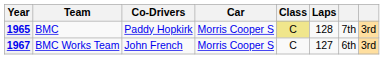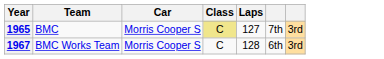- column: (158, 13)
(324, 30) 128 -> (251, 30) 127
(324, 46) 127 -> (251, 46) 128
